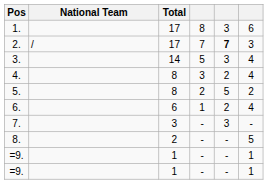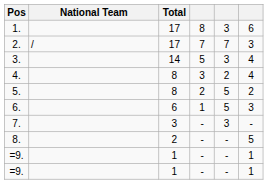(227, 44) bold -> (227, 44) normal
(227, 108) 2 -> (227, 108) 5
(251, 108) 4 -> (251, 108) 3
